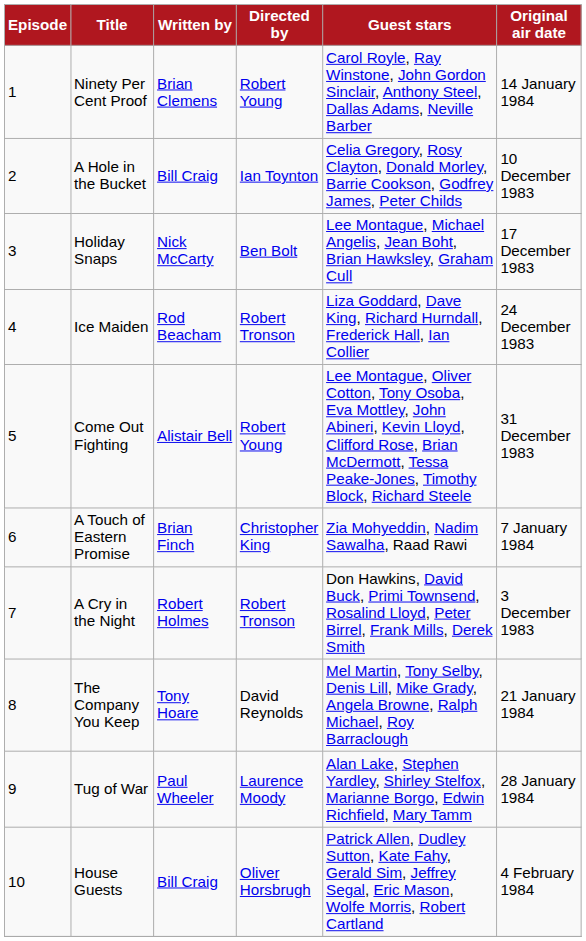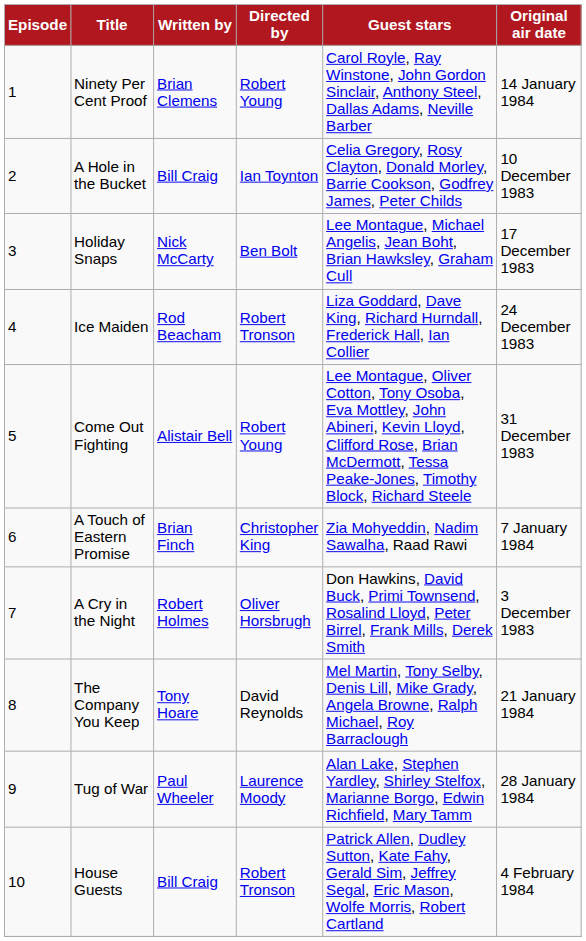(267, 612) Robert Tronson -> (275, 612) Oliver Horsbrugh
(275, 881) Oliver Horsbrugh -> (267, 881) Robert Tronson
